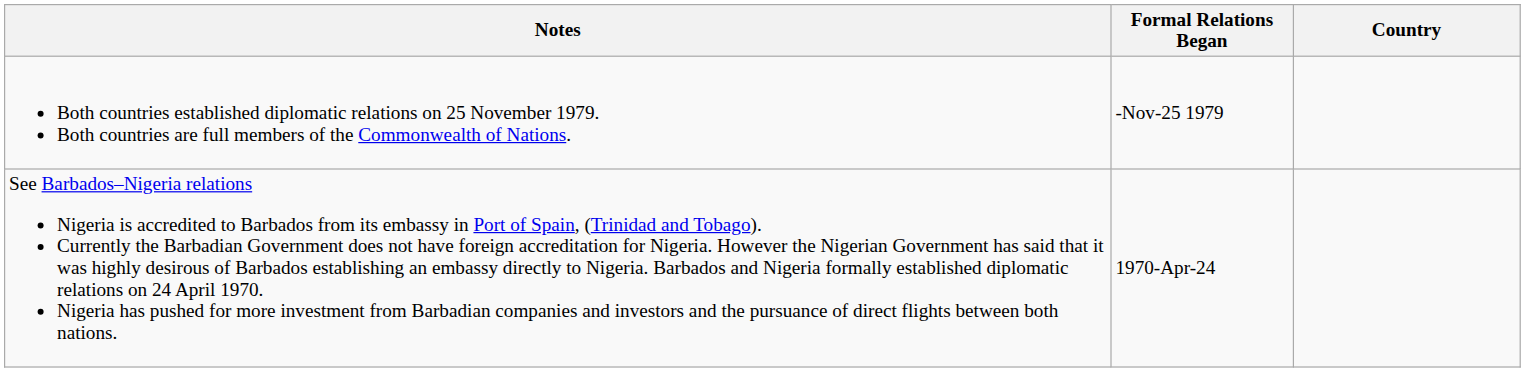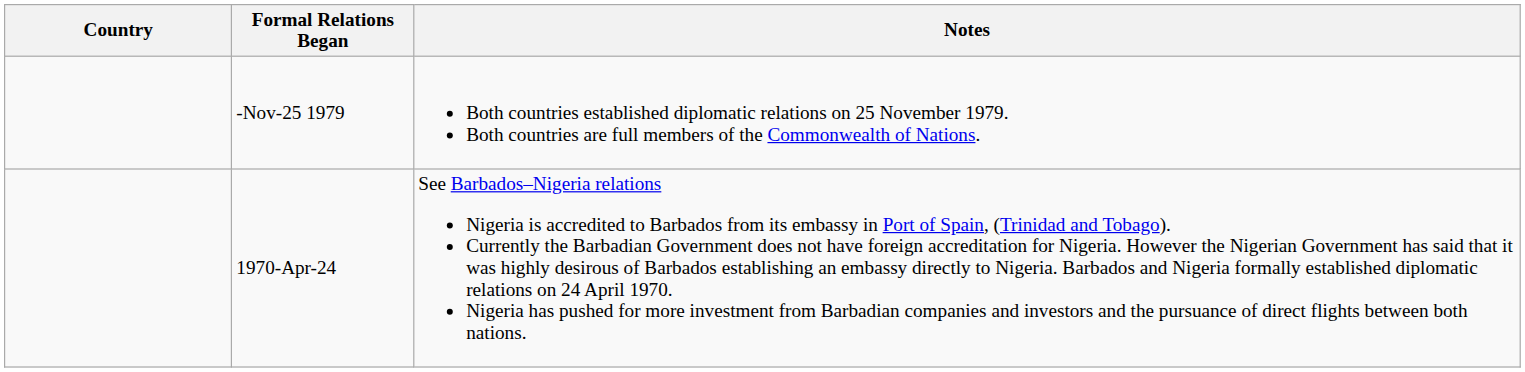columns swapped: (1407, 30) <-> (558, 30)
